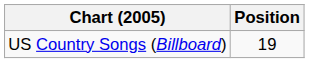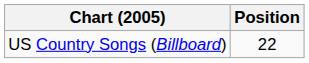(267, 44) 19 -> (267, 44) 22
